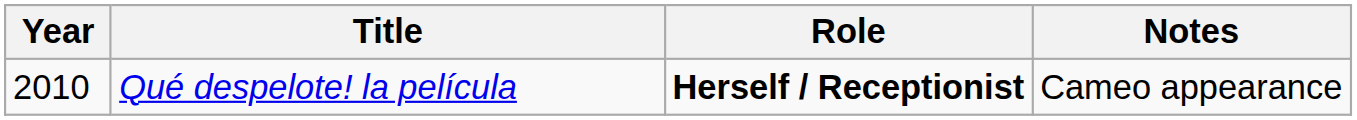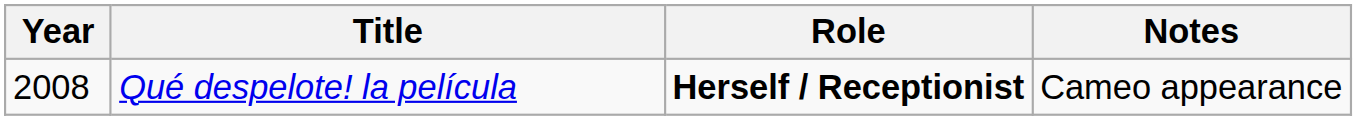(51, 86) 2010 -> (51, 86) 2008
